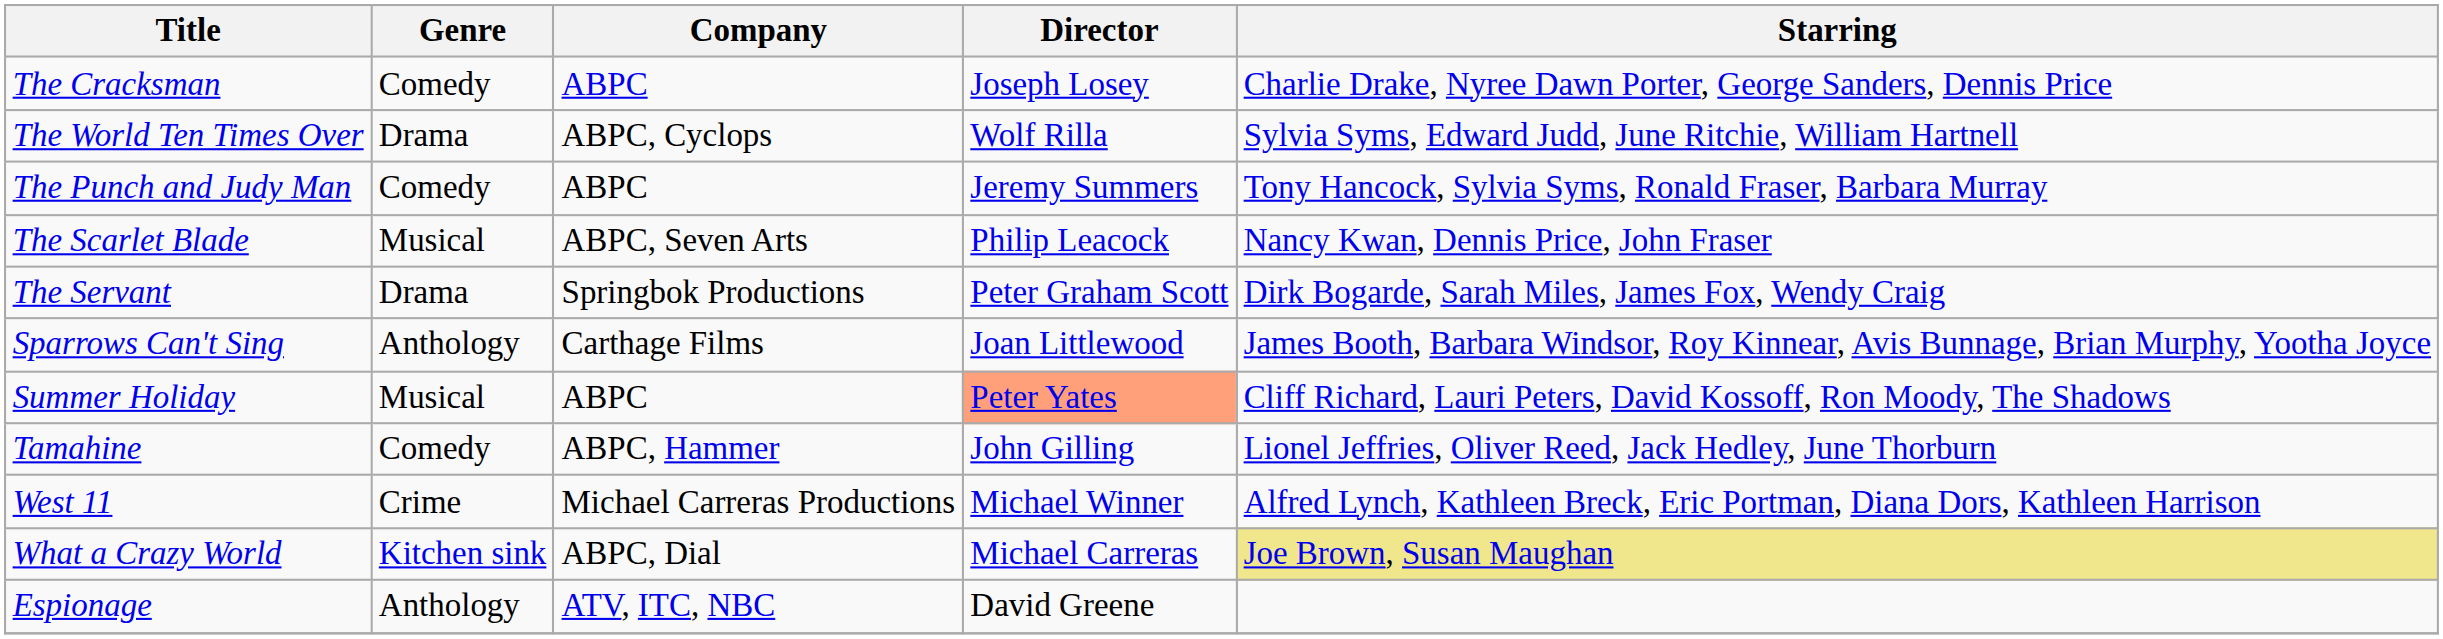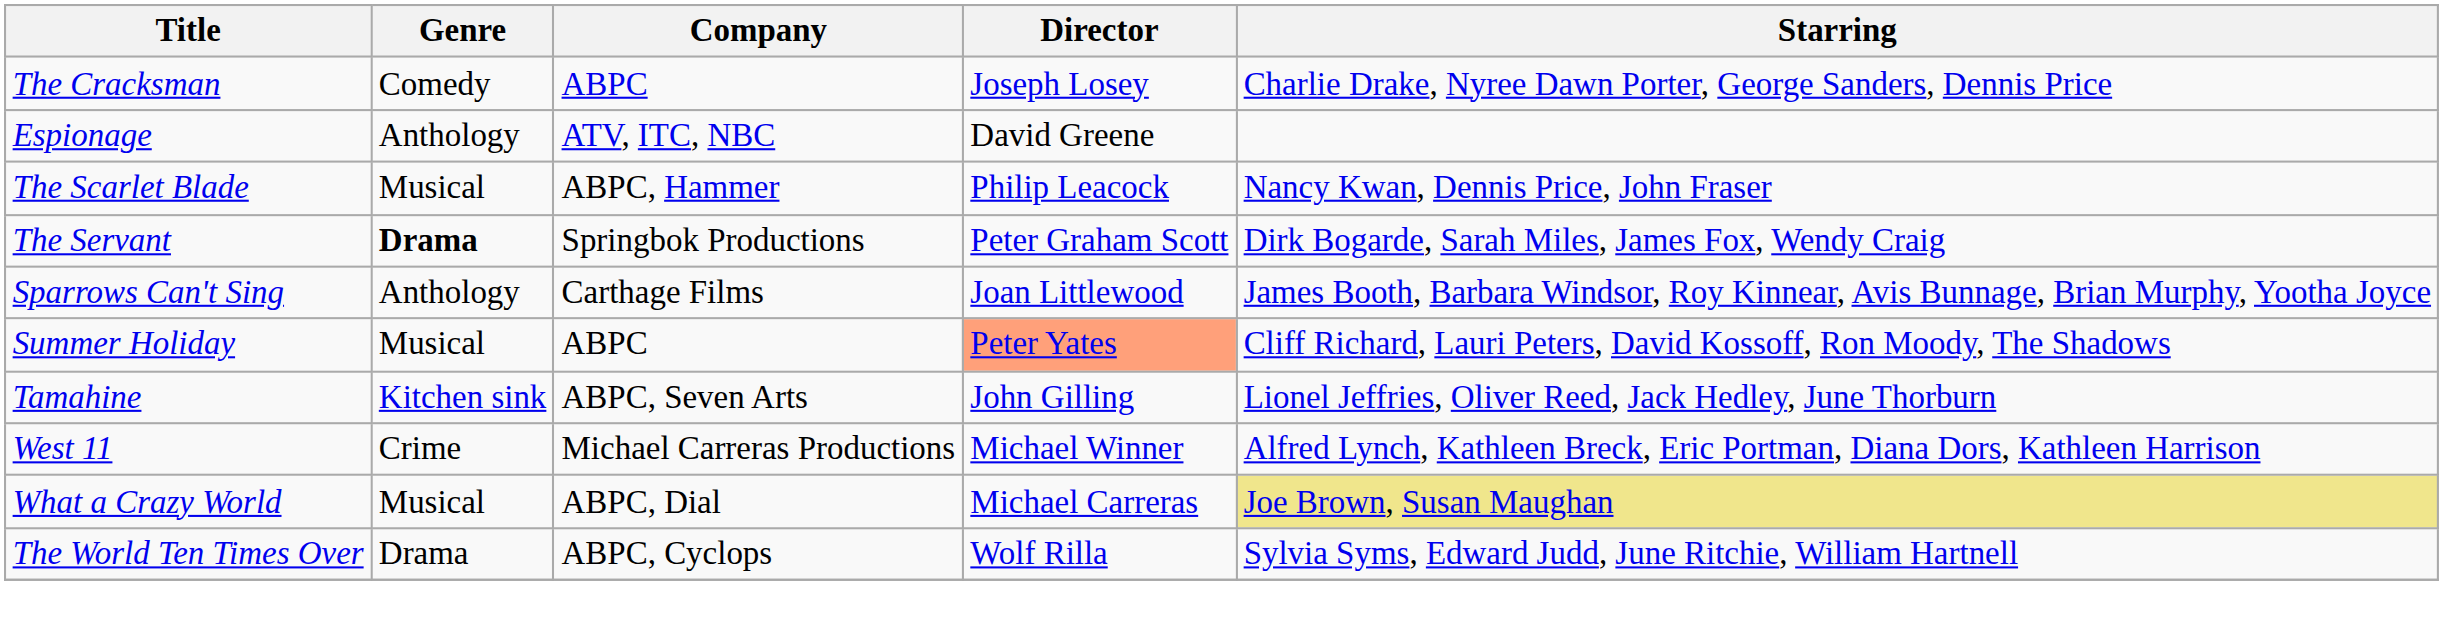rows swapped: (82, 605) <-> (188, 135)
- row: (182, 187)
(685, 239) ABPC, Seven Arts -> (671, 187) ABPC, Hammer
(424, 291) normal -> (428, 239) bold
(435, 448) Comedy -> (463, 396) Kitchen sink
(671, 448) ABPC, Hammer -> (685, 396) ABPC, Seven Arts
(463, 553) Kitchen sink -> (432, 501) Musical
